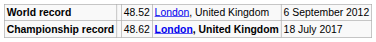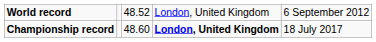(137, 29) 48.62 -> (137, 29) 48.60
